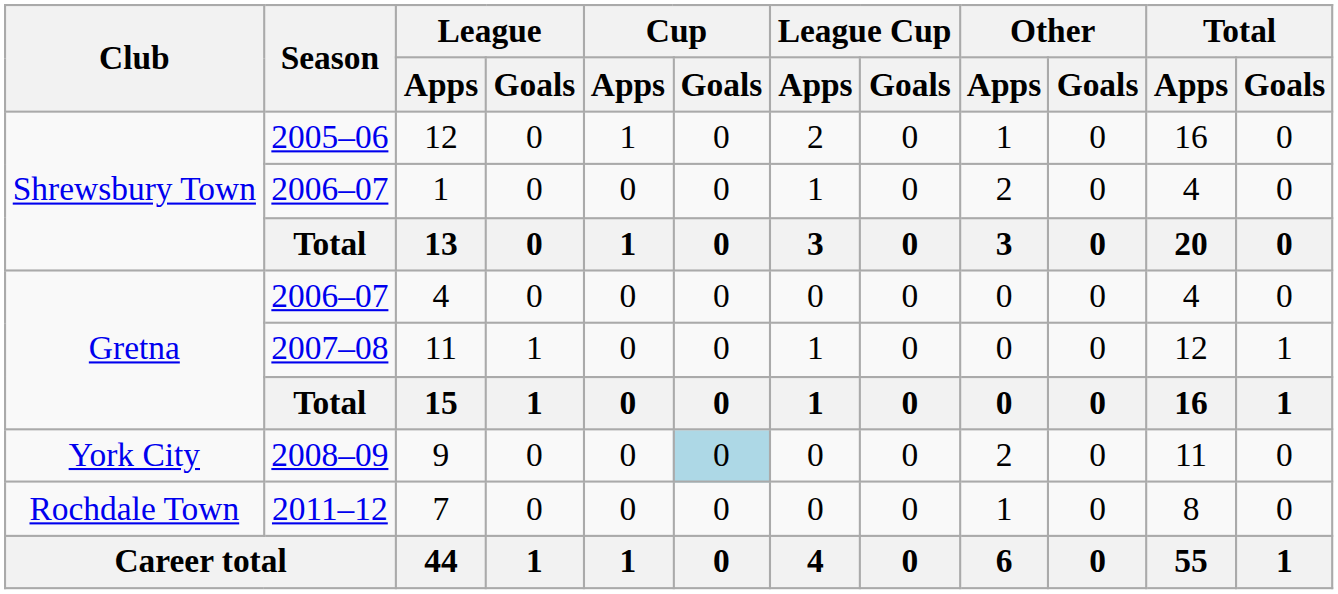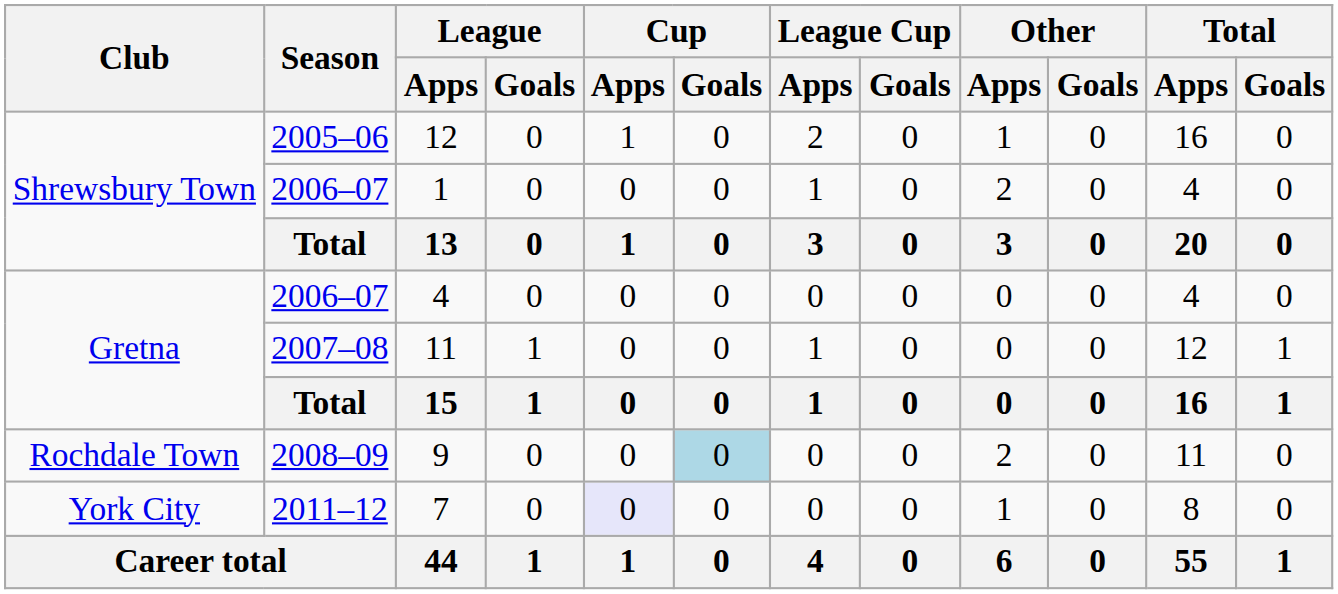(134, 455) York City -> (134, 455) Rochdale Town
(134, 508) Rochdale Town -> (134, 508) York City
(628, 508) no background -> (628, 508) lavender background
